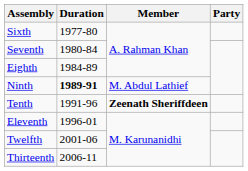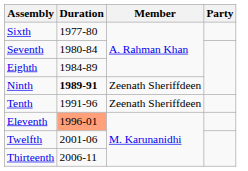(149, 85) M. Abdul Lathief -> (155, 85) Zeenath Sheriffdeen
(158, 103) bold -> (155, 103) normal
(78, 121) no background -> (78, 121) lightsalmon background
